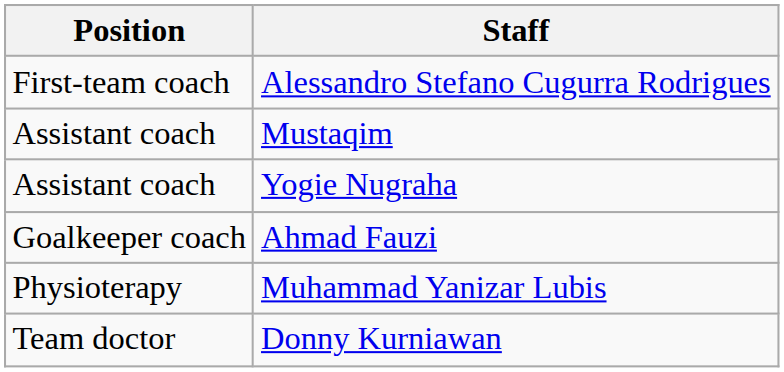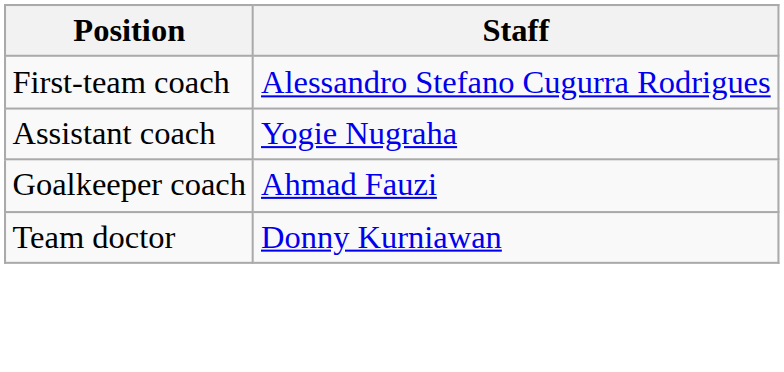- row: (327, 133)
- row: (434, 287)
